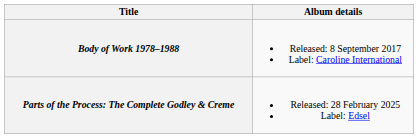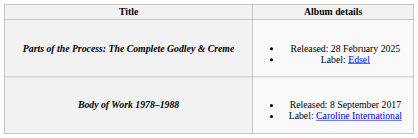rows swapped: (129, 48) <-> (129, 105)
